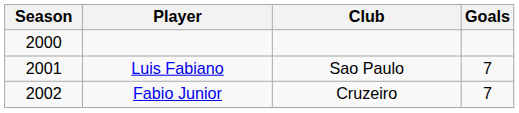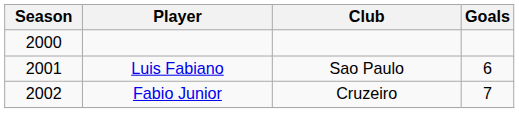(487, 68) 7 -> (487, 68) 6
